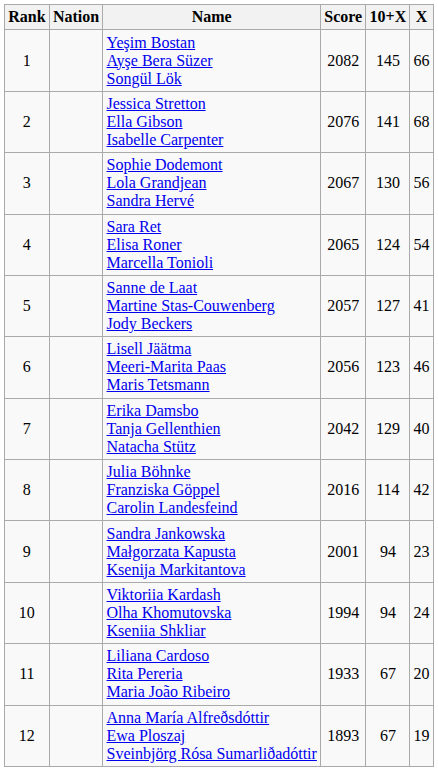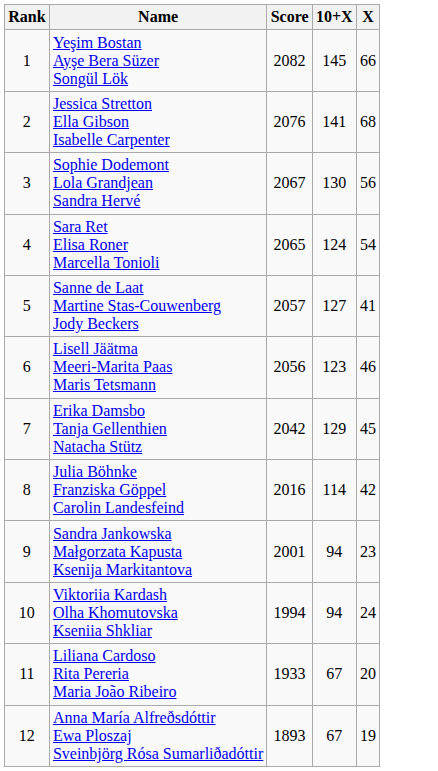- column: (76, 17)
(422, 428) 40 -> (368, 428) 45
